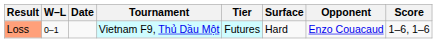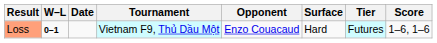columns swapped: (242, 12) <-> (346, 12)
(51, 30) normal -> (51, 29) bold
